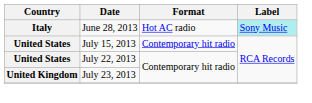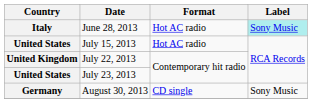(189, 43) Contemporary hit radio -> (179, 43) Hot AC radio
(42, 59) United States -> (42, 59) United Kingdom
(42, 75) United Kingdom -> (42, 75) United States
+ row: (115, 91)
